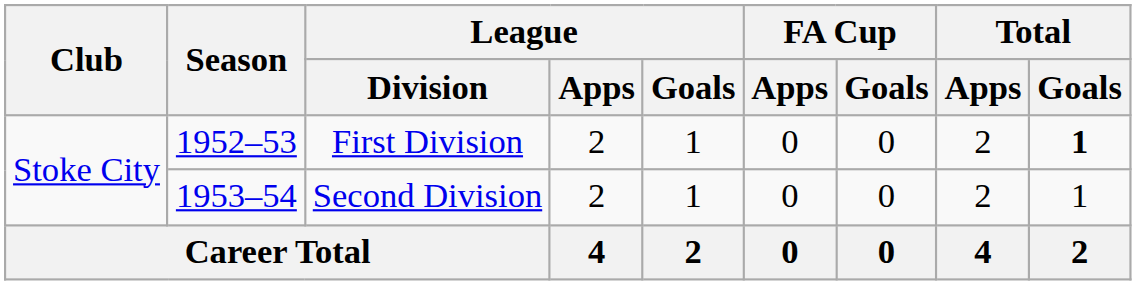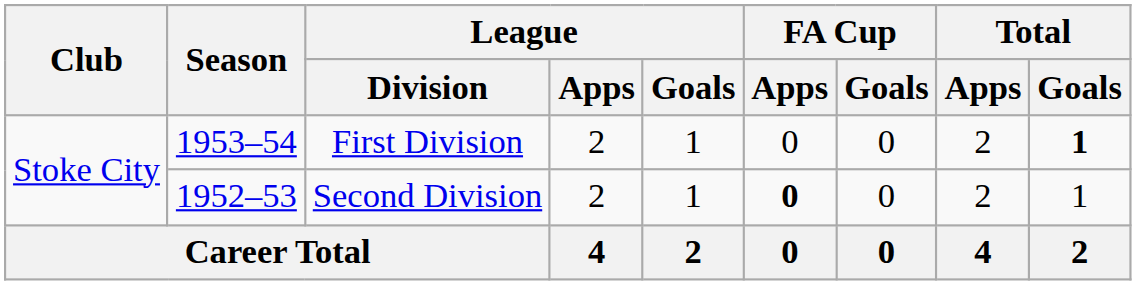(236, 141) 1952–53 -> (236, 141) 1953–54
(236, 196) 1953–54 -> (236, 196) 1952–53
(790, 196) normal -> (790, 196) bold
